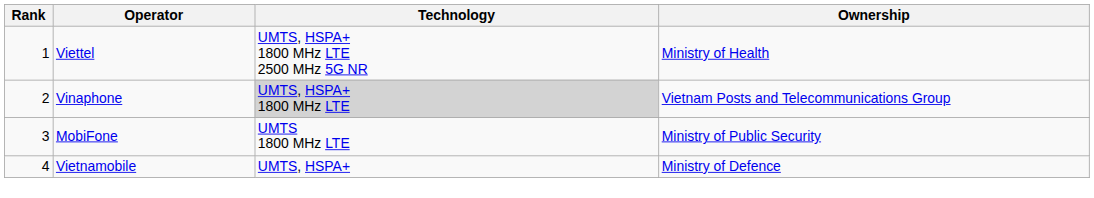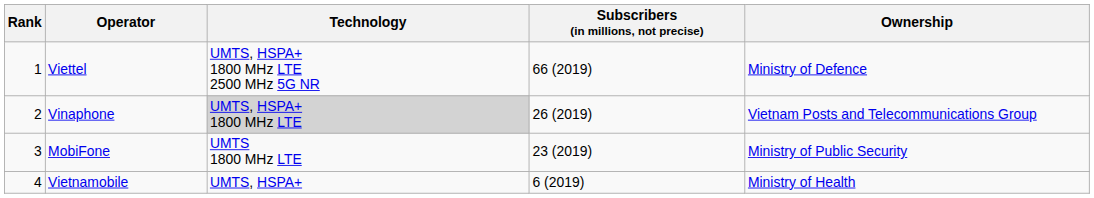+ column: (637, 23)
(715, 53) Ministry of Health -> (807, 68) Ministry of Defence
(721, 166) Ministry of Defence -> (802, 182) Ministry of Health
